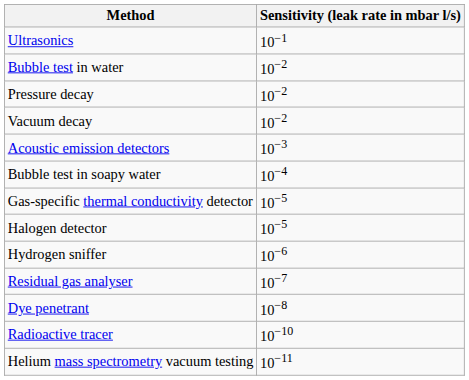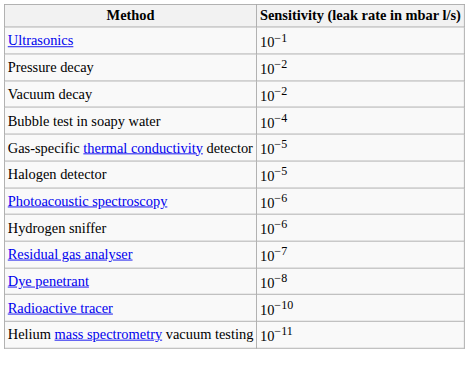- row: (66, 67)
- row: (89, 147)
+ row: (88, 201)
